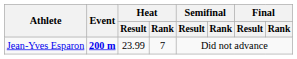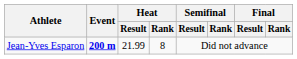(133, 46) 23.99 -> (133, 46) 21.99
(163, 46) 7 -> (163, 46) 8
